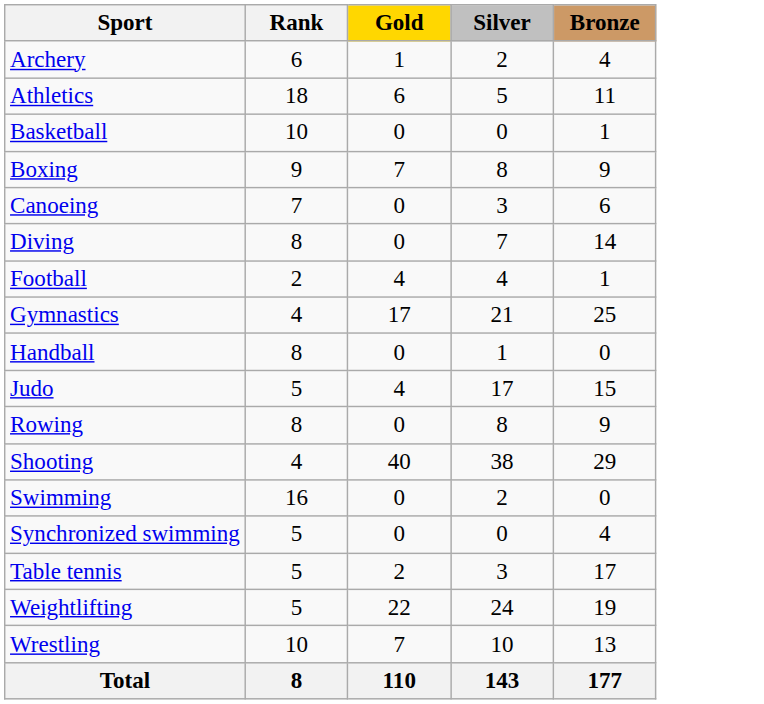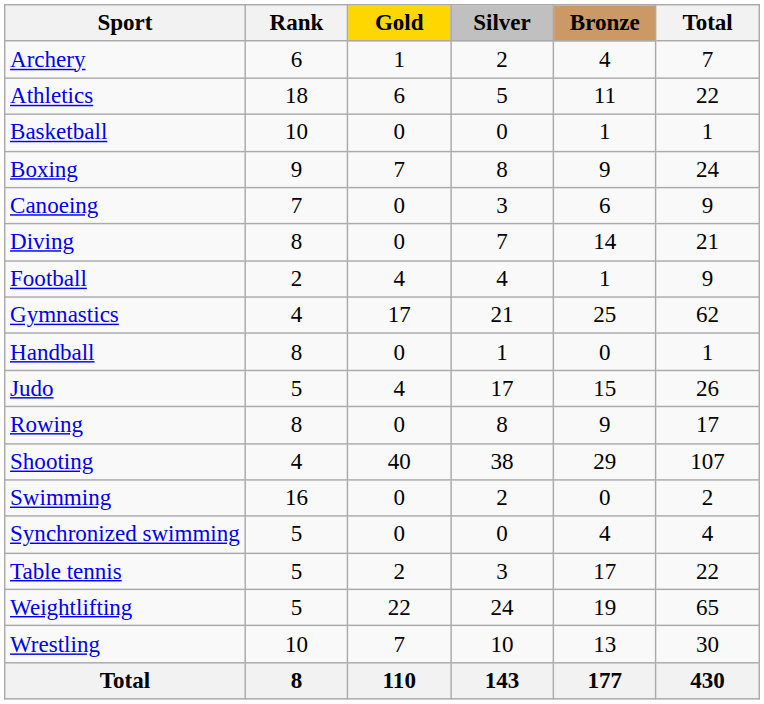+ column: (708, 22)
